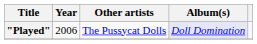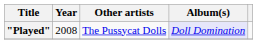(66, 30) 2006 -> (66, 30) 2008
